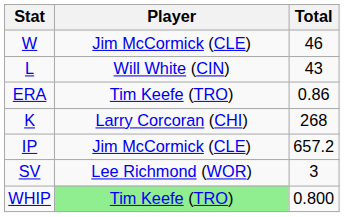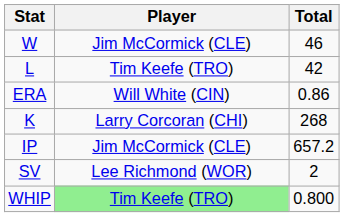(172, 69) Will White (CIN) -> (172, 69) Tim Keefe (TRO)
(314, 69) 43 -> (314, 69) 42
(172, 95) Tim Keefe (TRO) -> (172, 95) Will White (CIN)
(314, 172) 3 -> (314, 172) 2
